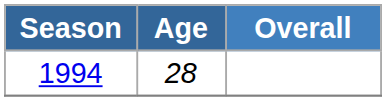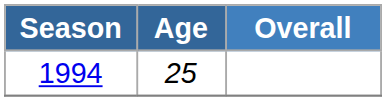(181, 73) 28 -> (181, 73) 25
